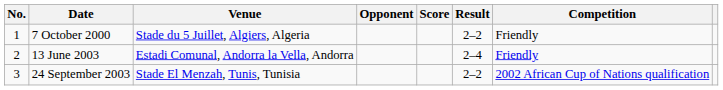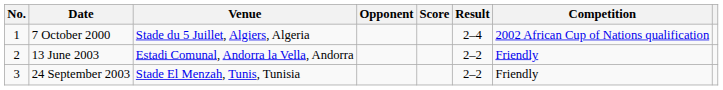(472, 34) 2–2 -> (472, 34) 2–4
(517, 34) Friendly -> (602, 34) 2002 African Cup of Nations qualification
(472, 54) 2–4 -> (472, 54) 2–2
(602, 74) 2002 African Cup of Nations qualification -> (517, 74) Friendly
